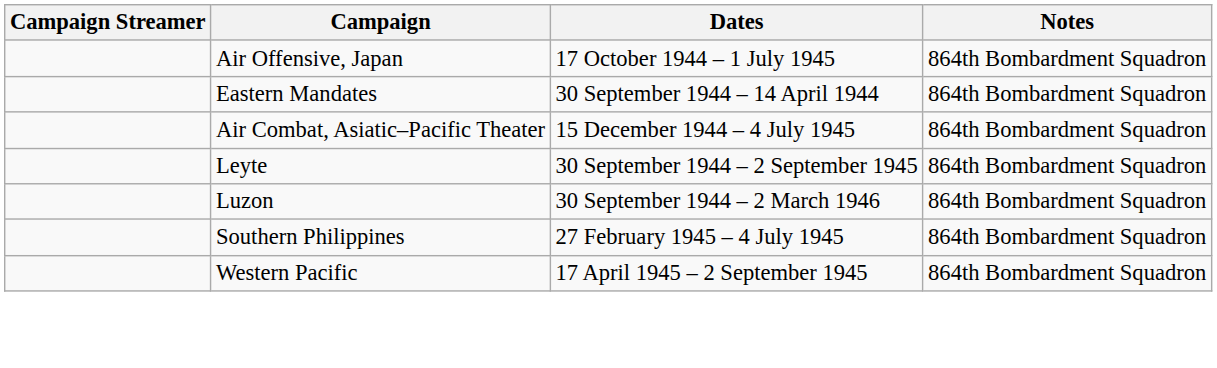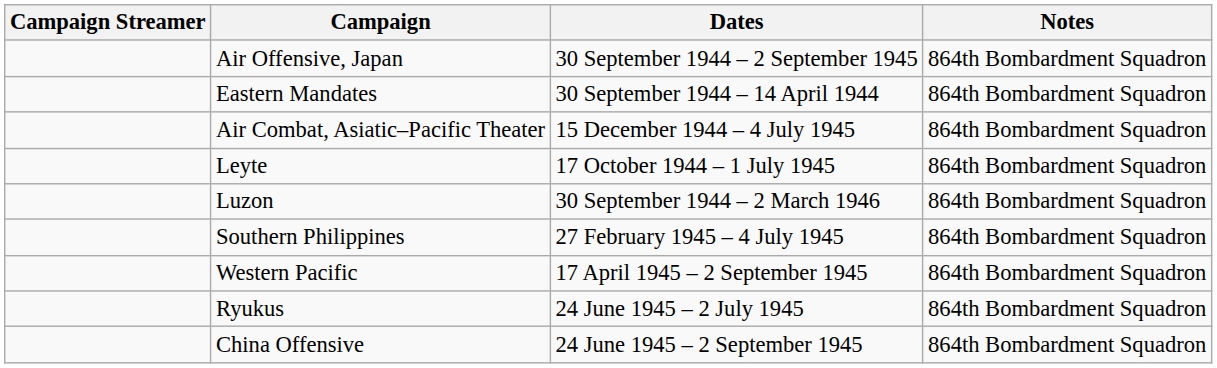(695, 58) 17 October 1944 – 1 July 1945 -> (737, 58) 30 September 1944 – 2 September 1945
(737, 165) 30 September 1944 – 2 September 1945 -> (695, 165) 17 October 1944 – 1 July 1945
+ row: (250, 308)
+ row: (290, 344)
